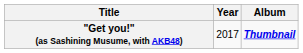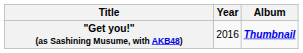(228, 34) 2017 -> (228, 34) 2016
